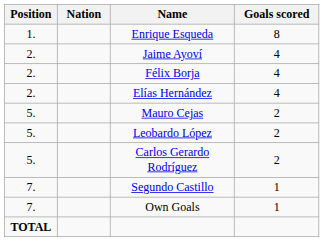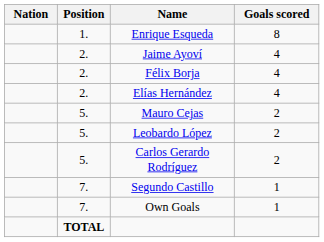columns swapped: (31, 14) <-> (84, 14)
